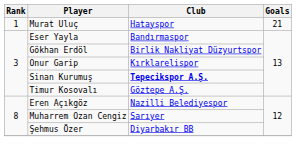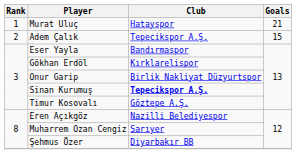+ row: (54, 37)
(196, 50) Birlik Nakliyat Düzyurtspor -> (164, 63) Kırklarelispor
(164, 63) Kırklarelispor -> (196, 77) Birlik Nakliyat Düzyurtspor
